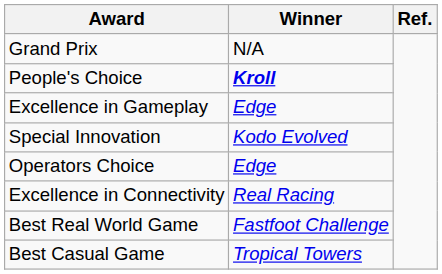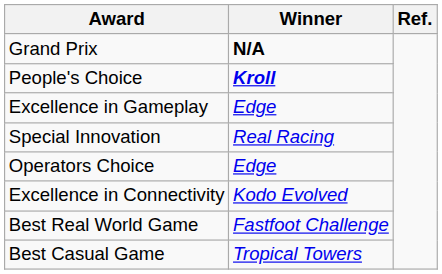(248, 48) normal -> (249, 48) bold
(290, 136) Kodo Evolved -> (284, 136) Real Racing
(284, 195) Real Racing -> (290, 195) Kodo Evolved
